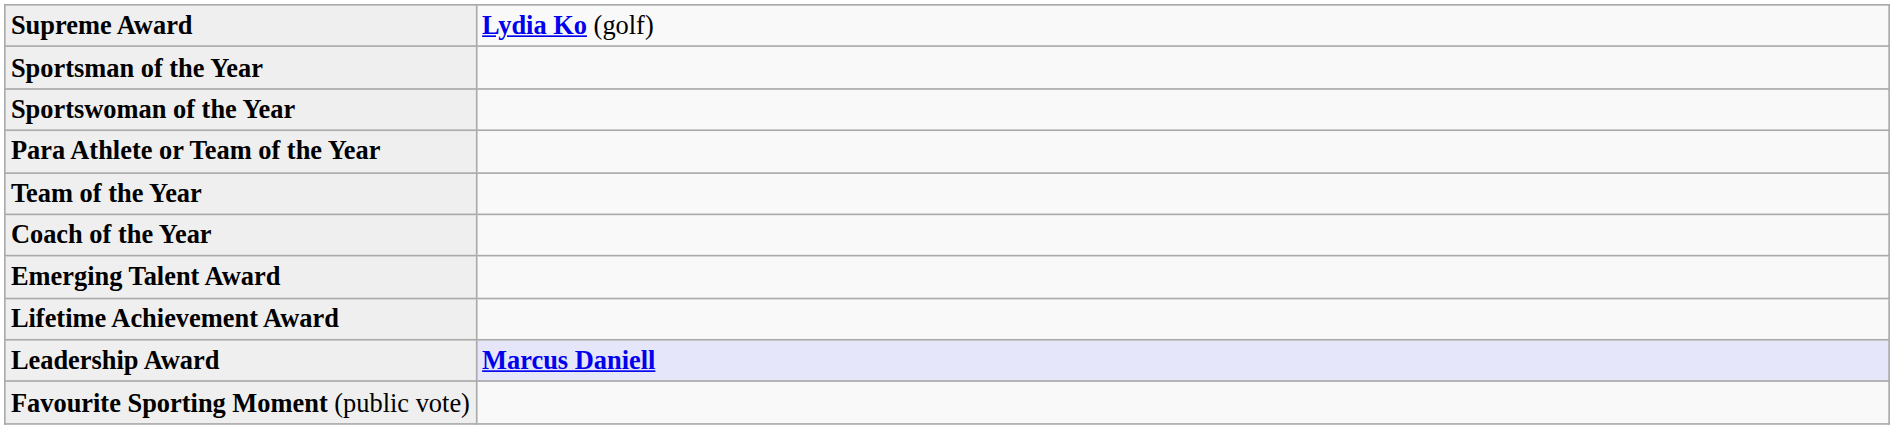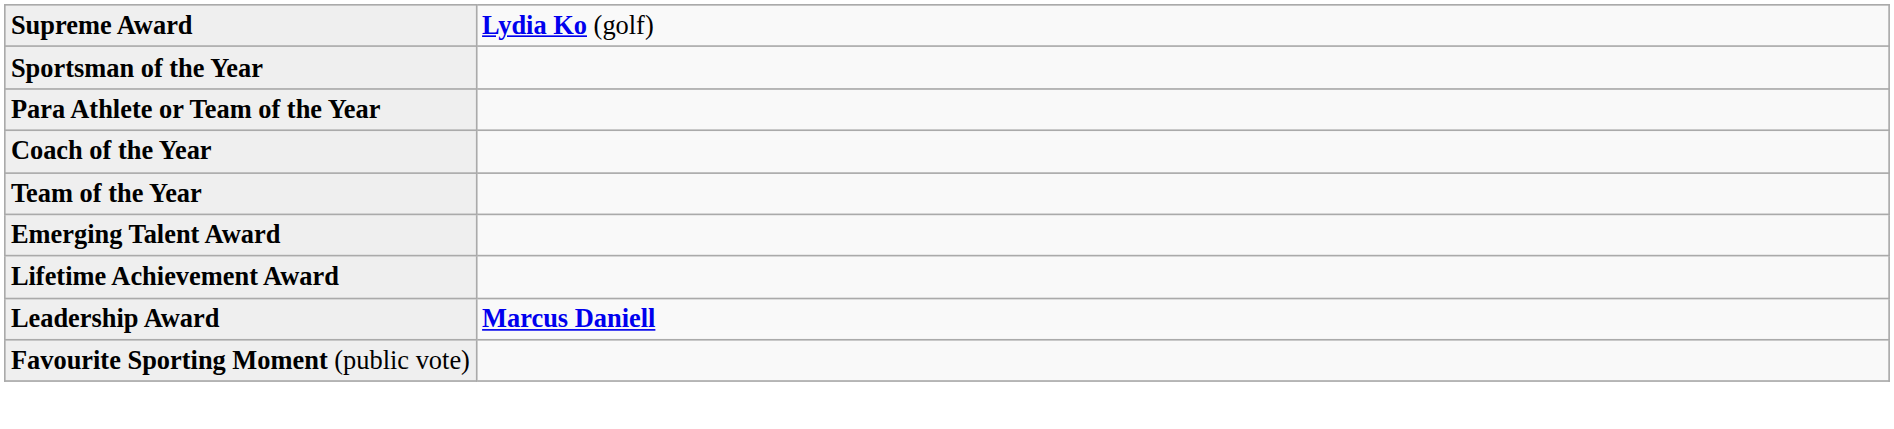- row: (153, 109)
rows swapped: (106, 192) <-> (111, 234)
(569, 360) lavender background -> (569, 318) no background
